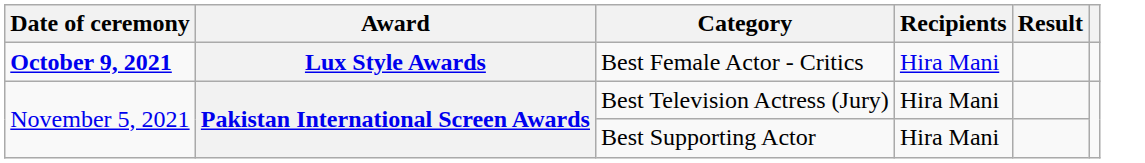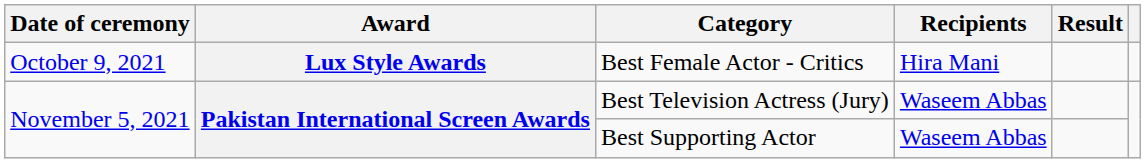(91, 61) bold -> (88, 61) normal
(950, 99) Hira Mani -> (973, 99) Waseem Abbas
(950, 137) Hira Mani -> (973, 137) Waseem Abbas
